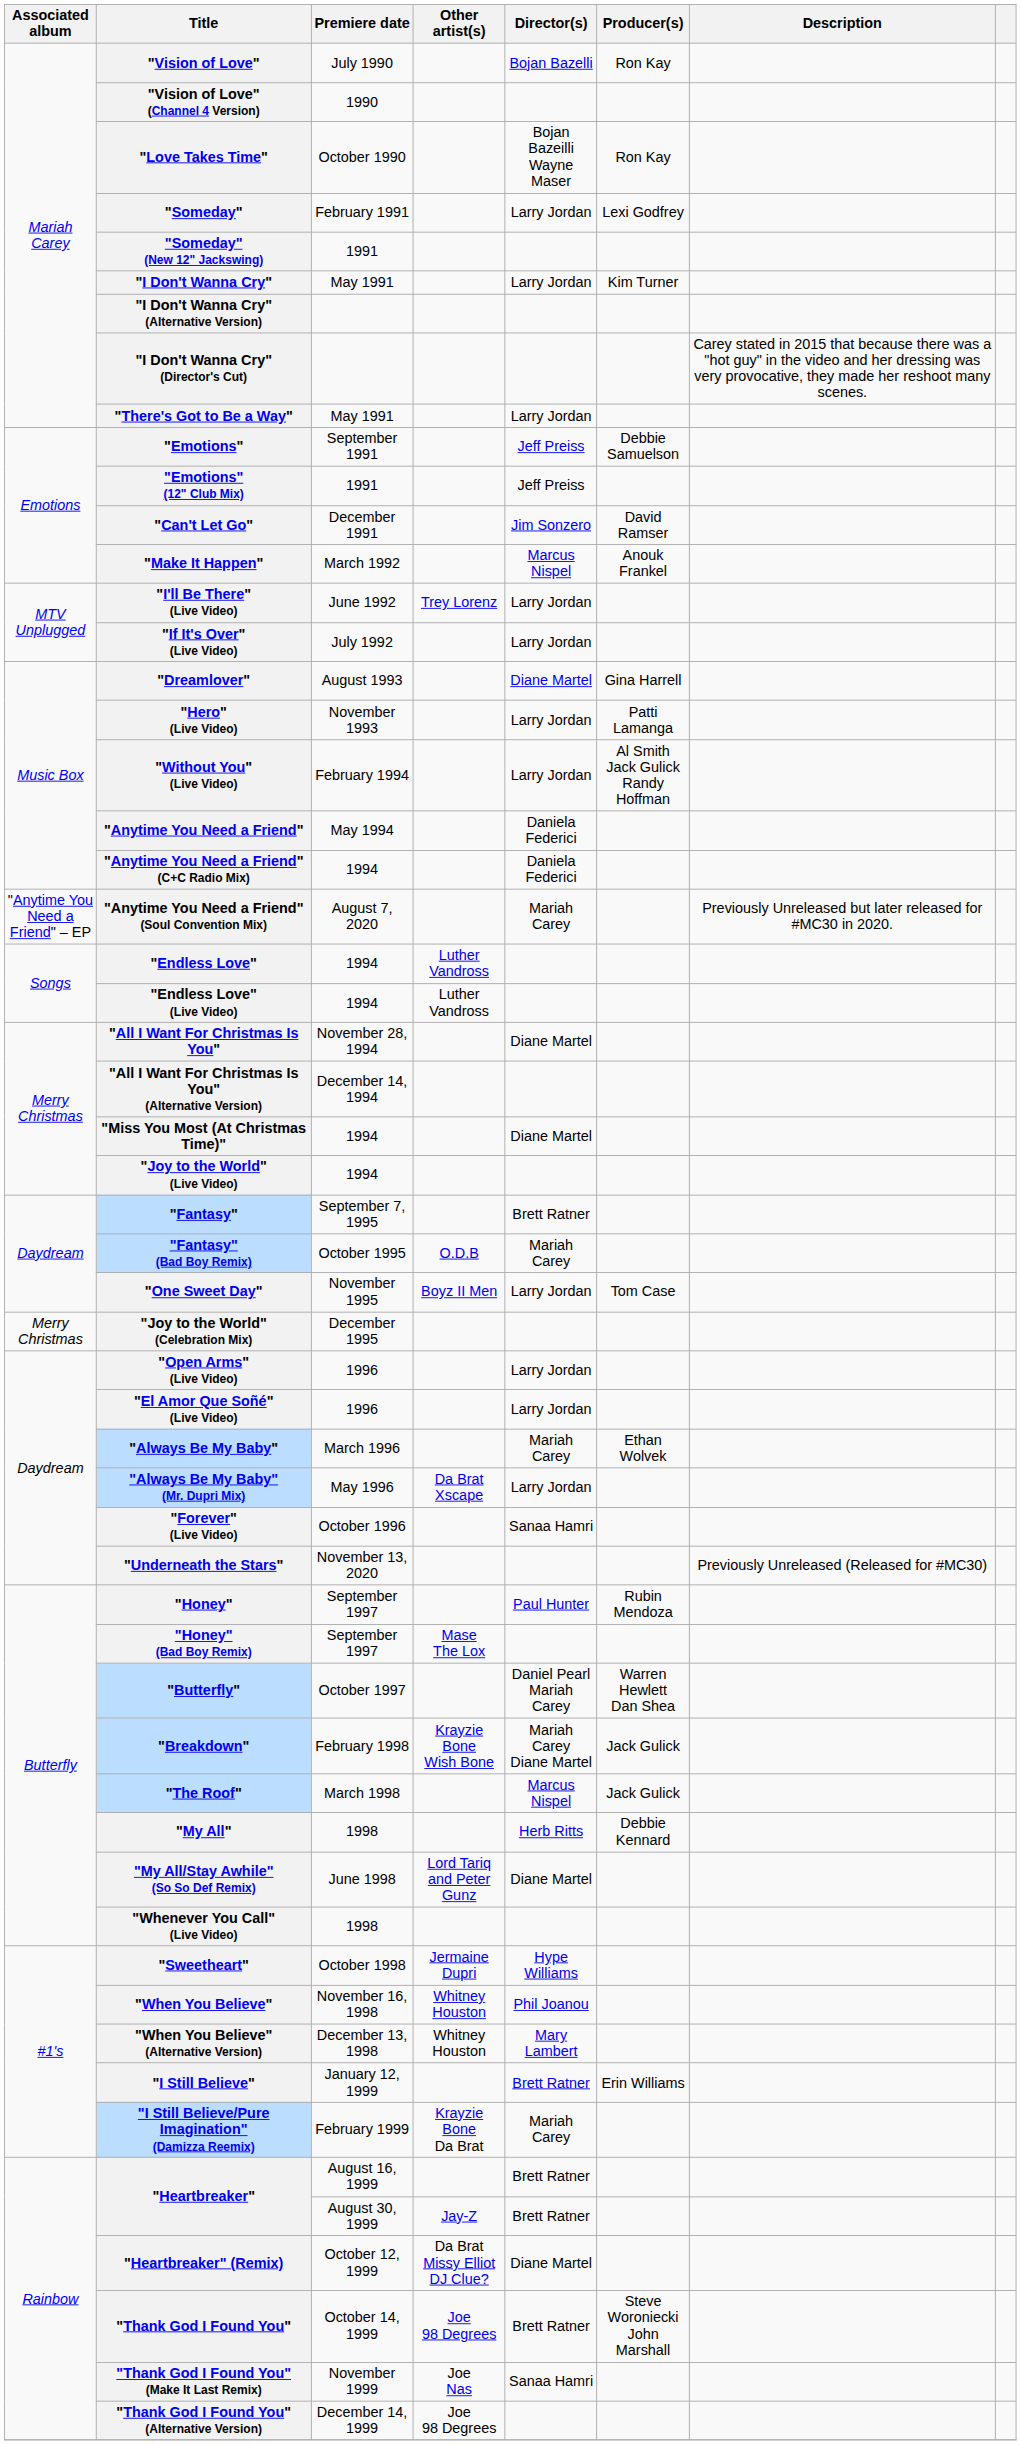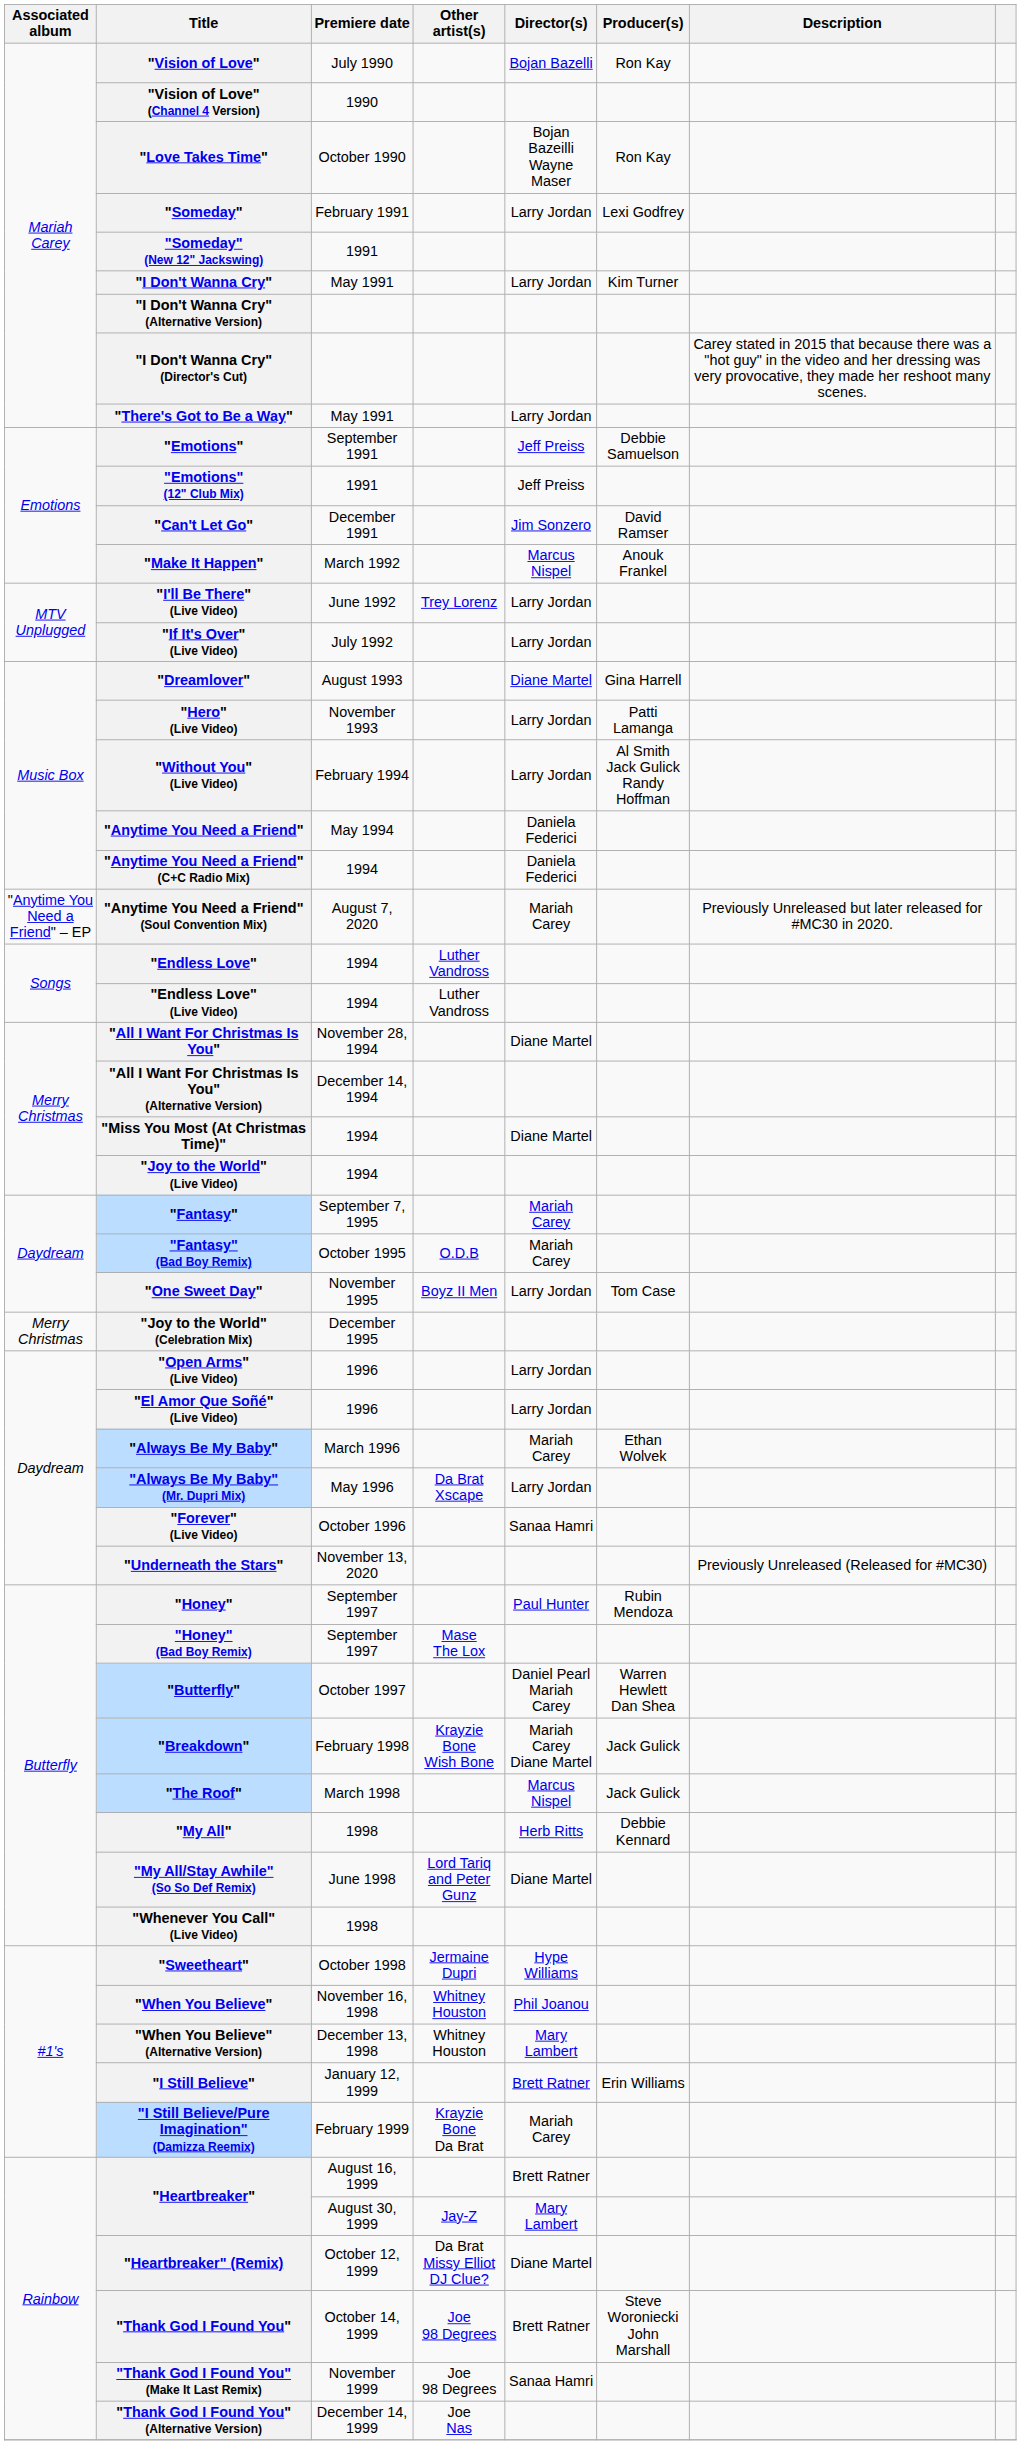(551, 1214) Brett Ratner -> (551, 1214) Mariah Carey
(551, 2215) Brett Ratner -> (551, 2215) Mary Lambert
(459, 2381) Joe Nas -> (459, 2381) Joe 98 Degrees
(459, 2420) Joe 98 Degrees -> (459, 2420) Joe Nas
